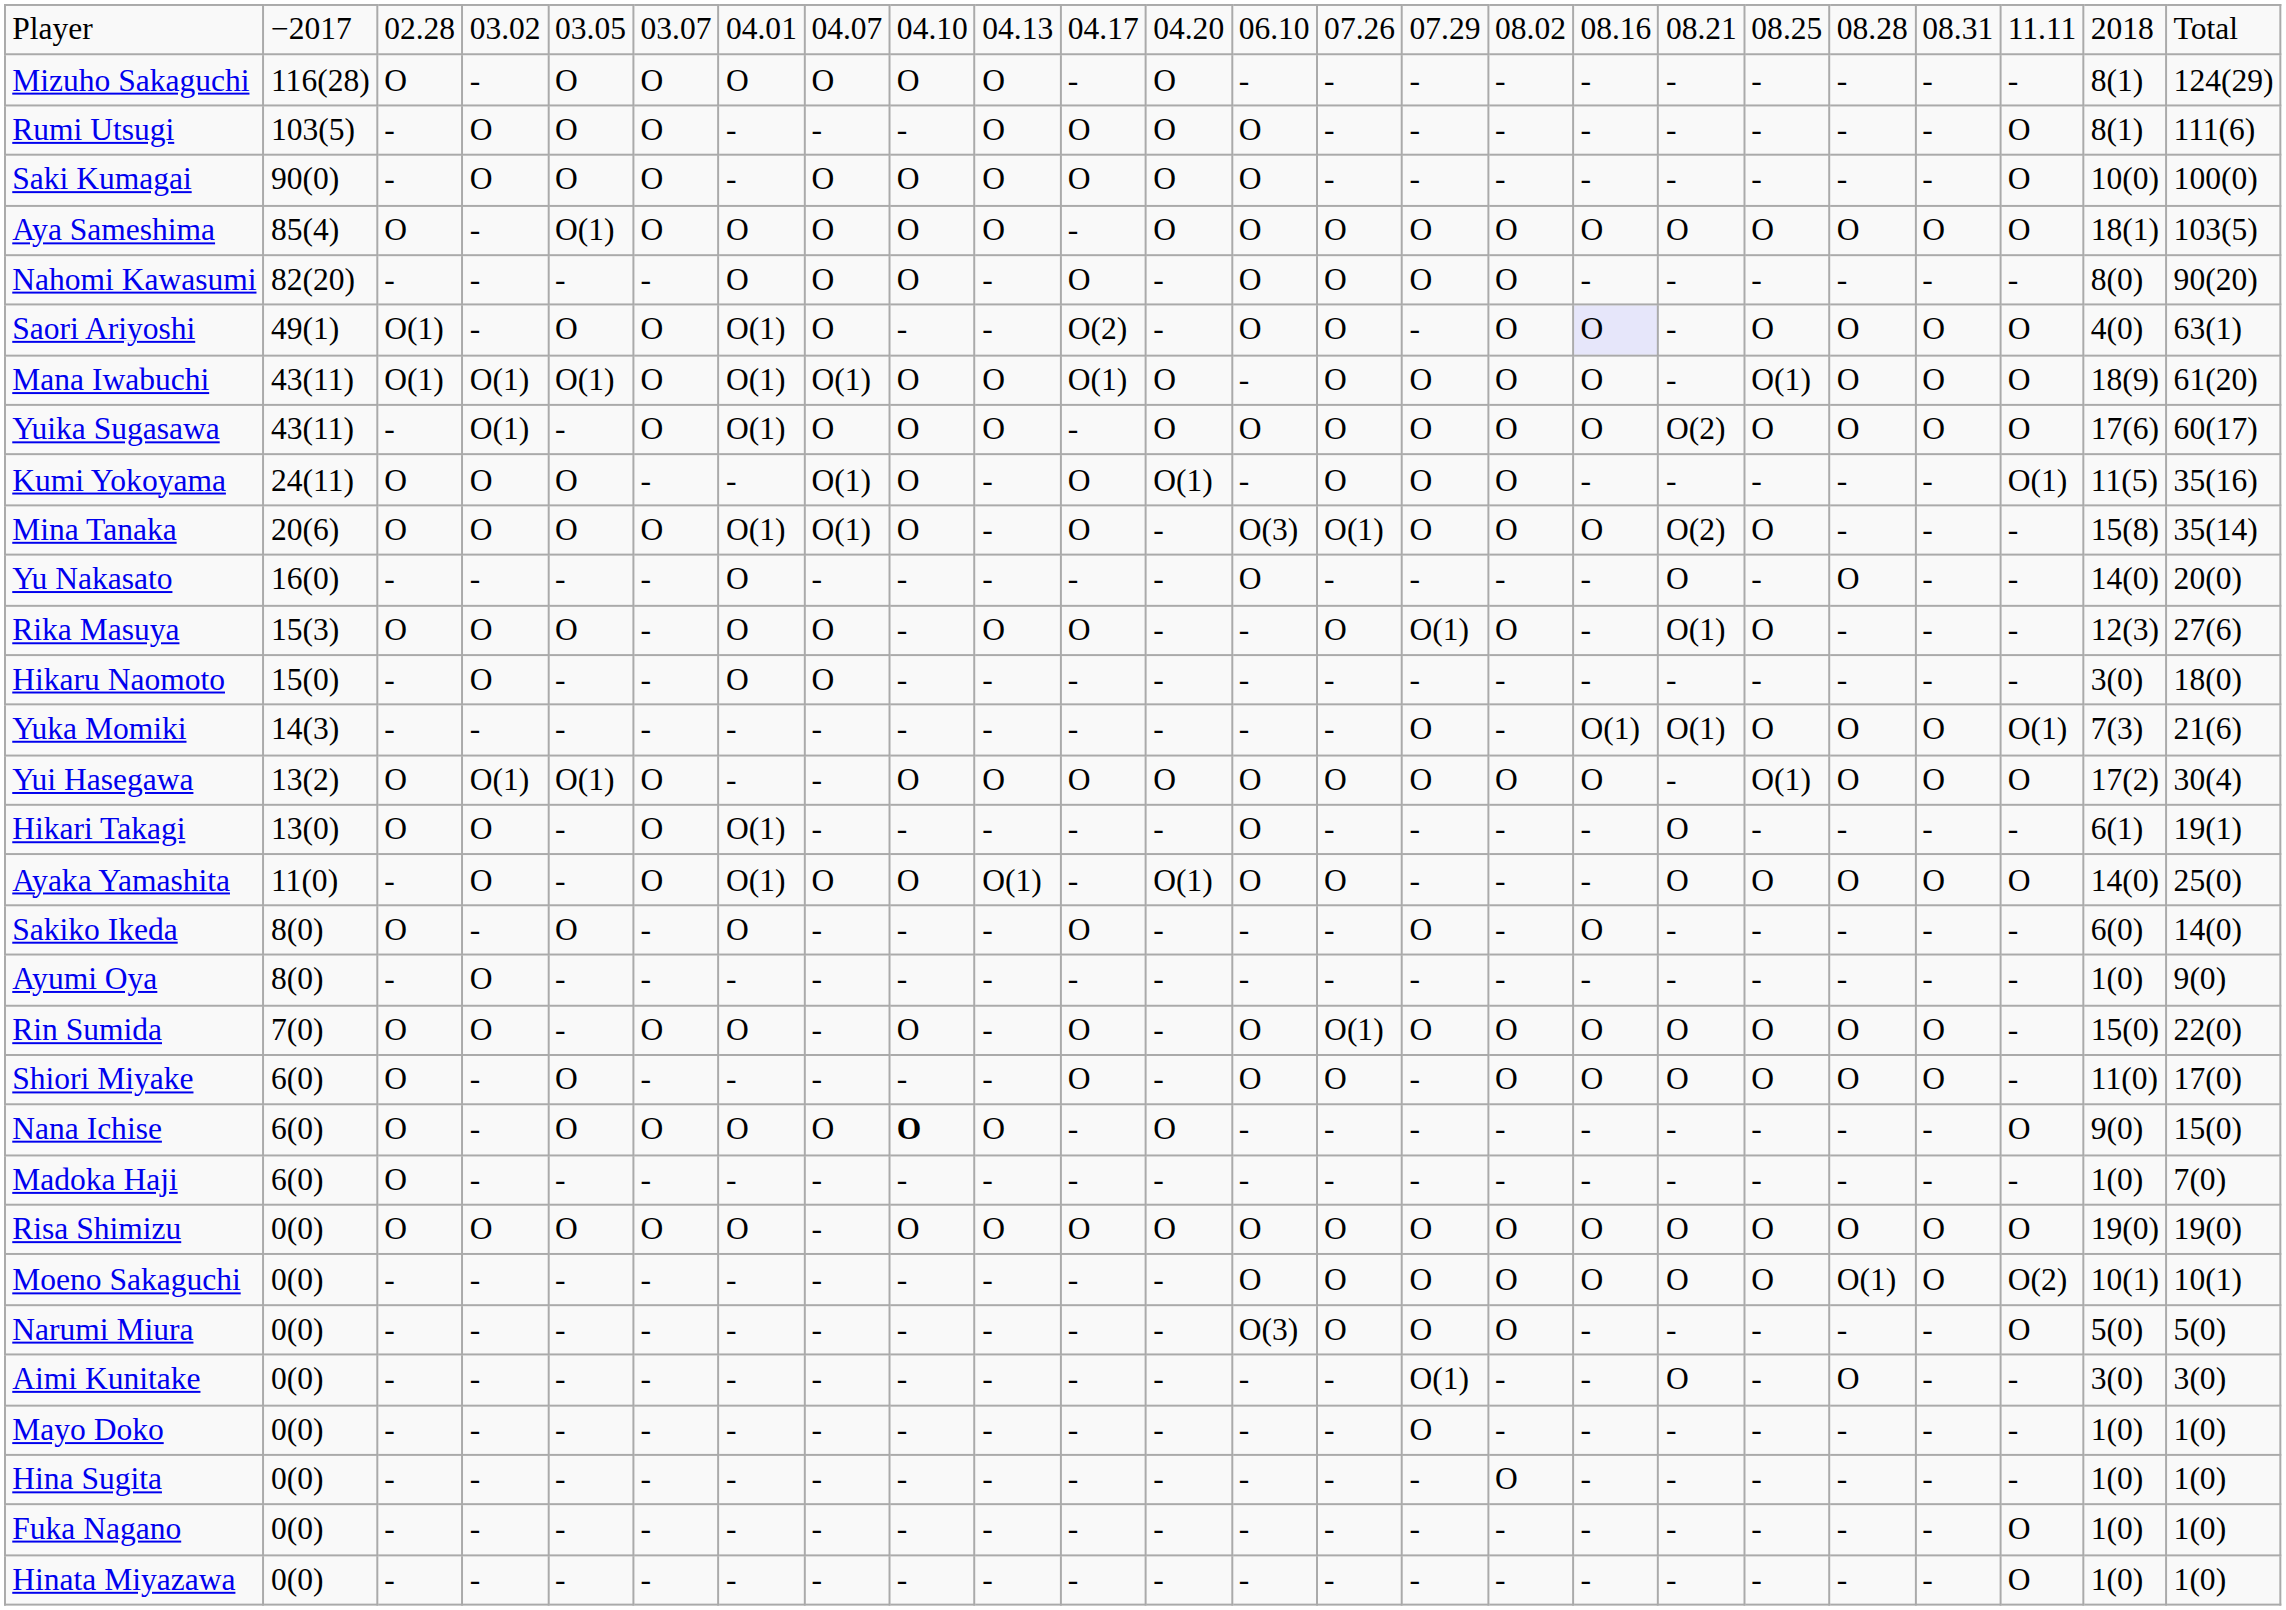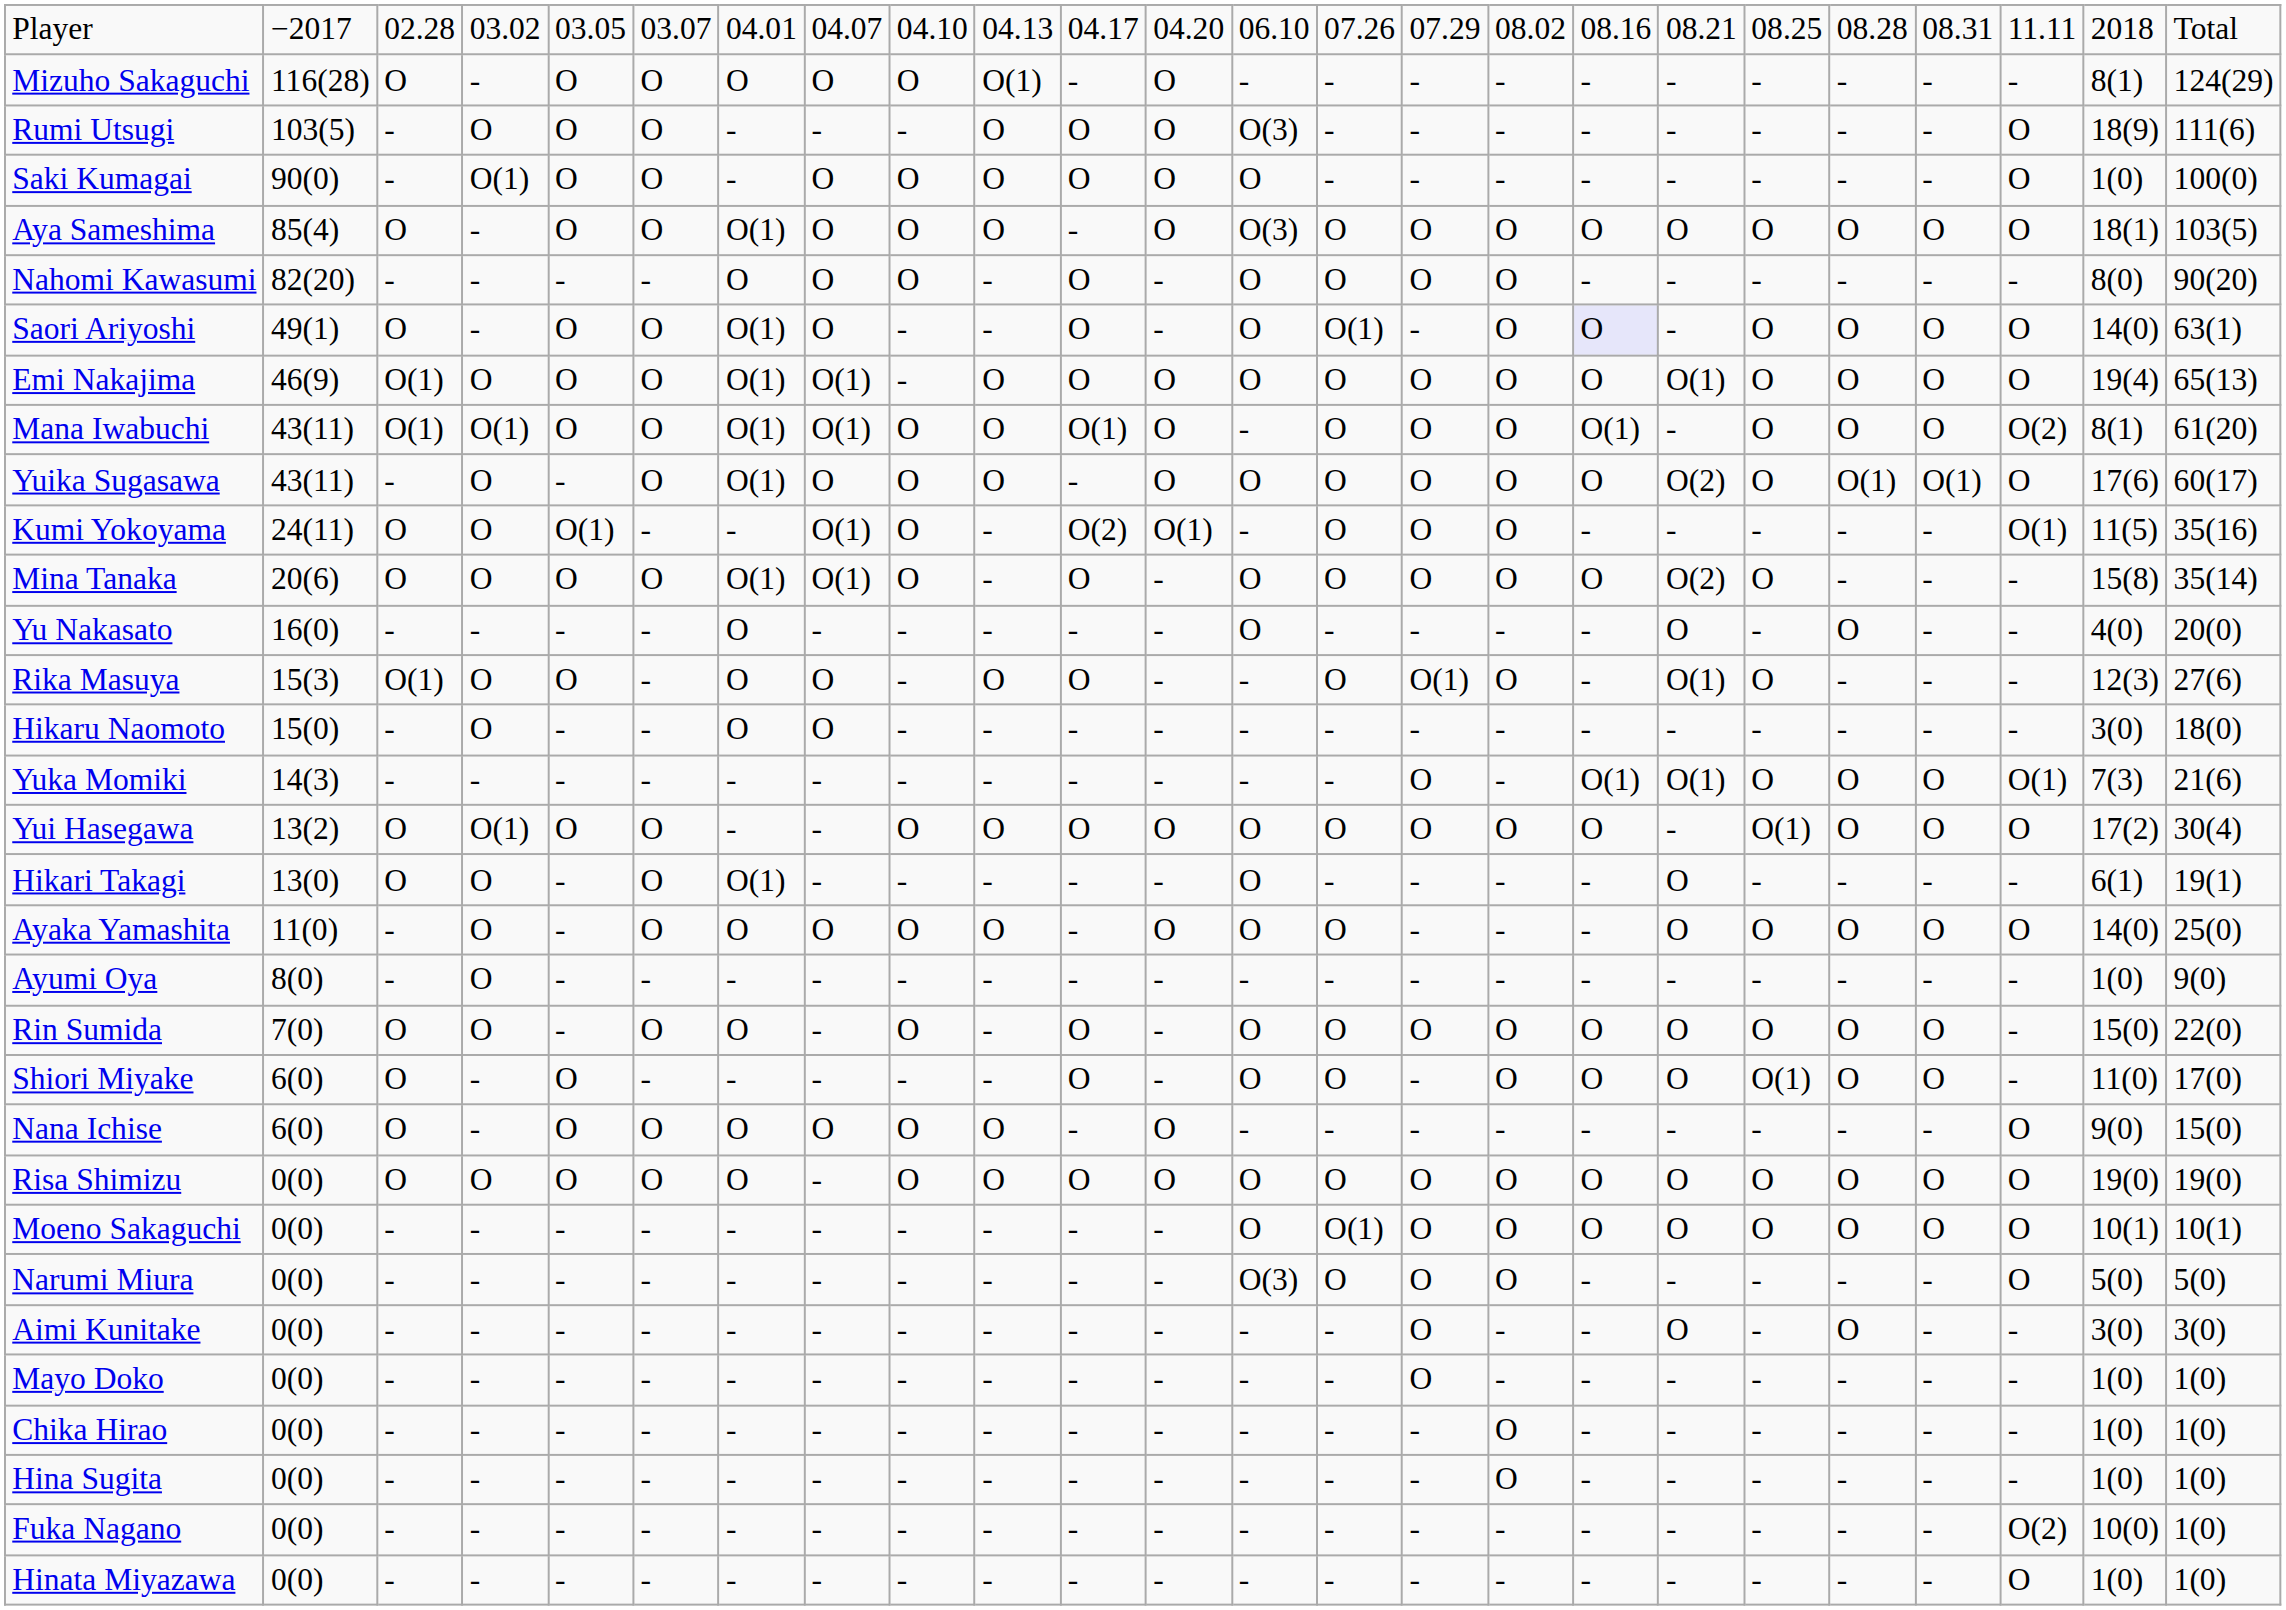(994, 79) O -> (1012, 79) O(1)
(1250, 129) O -> (1268, 129) O(3)
(2117, 129) 8(1) -> (2125, 129) 18(9)
(481, 179) O -> (499, 179) O(1)
(2125, 179) 10(0) -> (2117, 179) 1(0)
(585, 229) O(1) -> (566, 229) O
(737, 229) O -> (756, 229) O(1)
(1250, 229) O -> (1268, 229) O(3)
(414, 329) O(1) -> (396, 329) O
(1098, 329) O(2) -> (1079, 329) O
(1336, 329) O -> (1354, 329) O(1)
(2117, 329) 4(0) -> (2125, 329) 14(0)
+ row: (104, 379)
(585, 379) O(1) -> (566, 429) O
(1592, 379) O -> (1610, 429) O(1)
(1781, 379) O(1) -> (1763, 429) O
(2019, 379) O -> (2037, 429) O(2)
(2125, 379) 18(9) -> (2117, 429) 8(1)
(499, 429) O(1) -> (481, 479) O
(1848, 429) O -> (1867, 479) O(1)
(1934, 429) O -> (1952, 479) O(1)
(566, 479) O -> (585, 529) O(1)
(1079, 479) O -> (1098, 529) O(2)
(1268, 529) O(3) -> (1250, 579) O
(1354, 529) O(1) -> (1336, 579) O
(2125, 579) 14(0) -> (2117, 629) 4(0)
(396, 629) O -> (414, 679) O(1)
(585, 779) O(1) -> (566, 829) O
(756, 879) O(1) -> (737, 929) O
(1012, 879) O(1) -> (994, 929) O
(1183, 879) O(1) -> (1165, 929) O
- row: (95, 929)
(1354, 1029) O(1) -> (1336, 1029) O
(1763, 1079) O -> (1781, 1079) O(1)
(909, 1129) bold -> (908, 1129) normal
- row: (95, 1179)
(1336, 1279) O -> (1354, 1229) O(1)
(1867, 1279) O(1) -> (1848, 1229) O
(2037, 1279) O(2) -> (2019, 1229) O
(1439, 1379) O(1) -> (1421, 1329) O
+ row: (90, 1429)
(2019, 1529) O -> (2037, 1529) O(2)
(2117, 1529) 1(0) -> (2125, 1529) 10(0)
